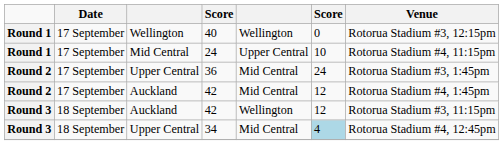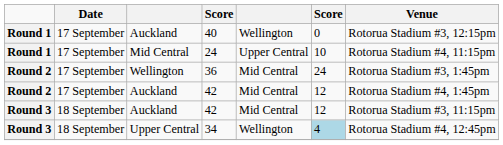(157, 33) Wellington -> (154, 33) Auckland
(164, 71) Upper Central -> (157, 71) Wellington
(266, 110) Wellington -> (269, 110) Mid Central
(269, 129) Mid Central -> (266, 129) Wellington
